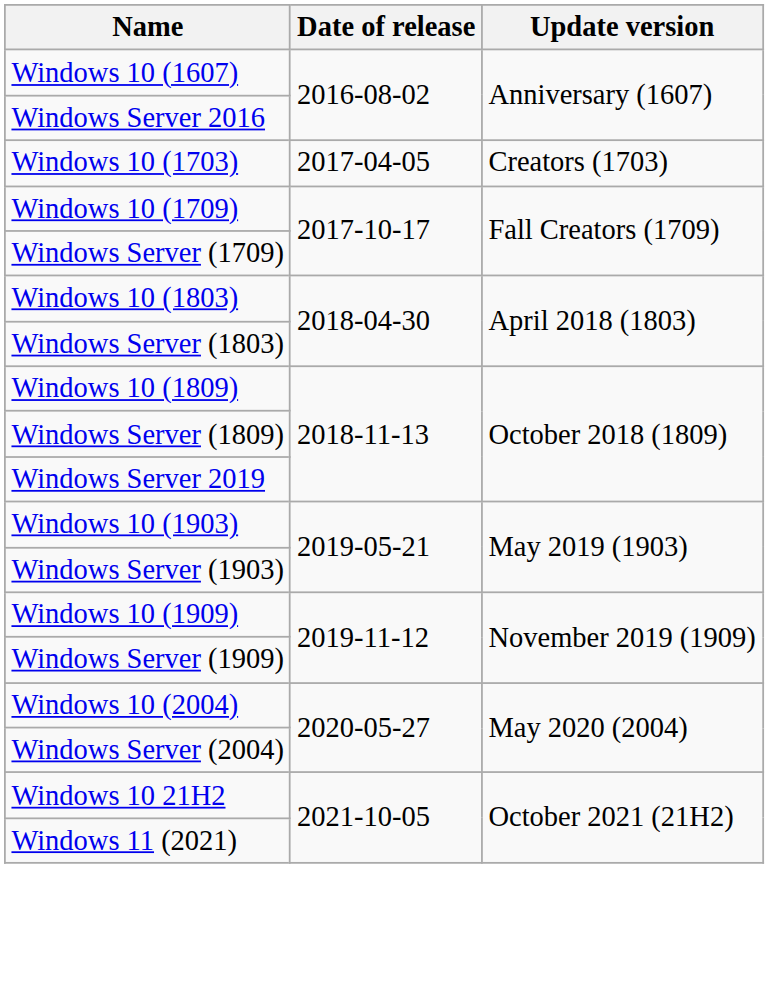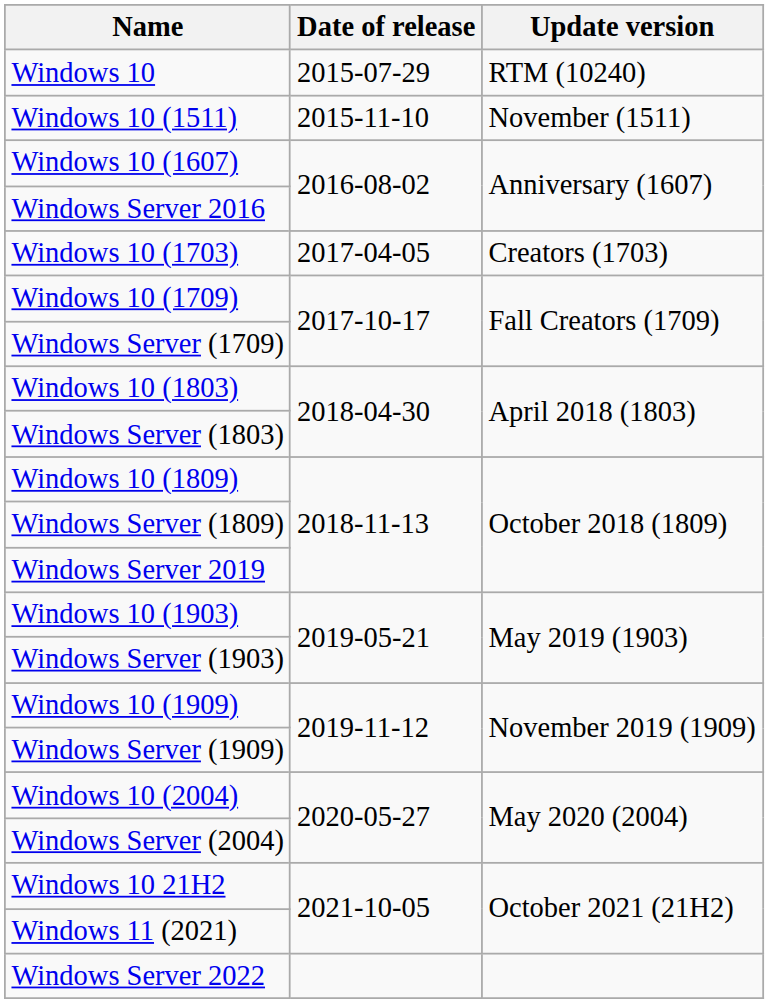+ row: (83, 72)
+ row: (124, 117)
+ row: (138, 975)
